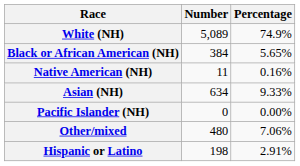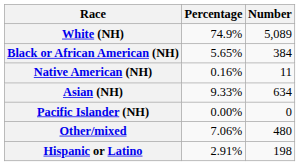columns swapped: (206, 14) <-> (263, 14)
